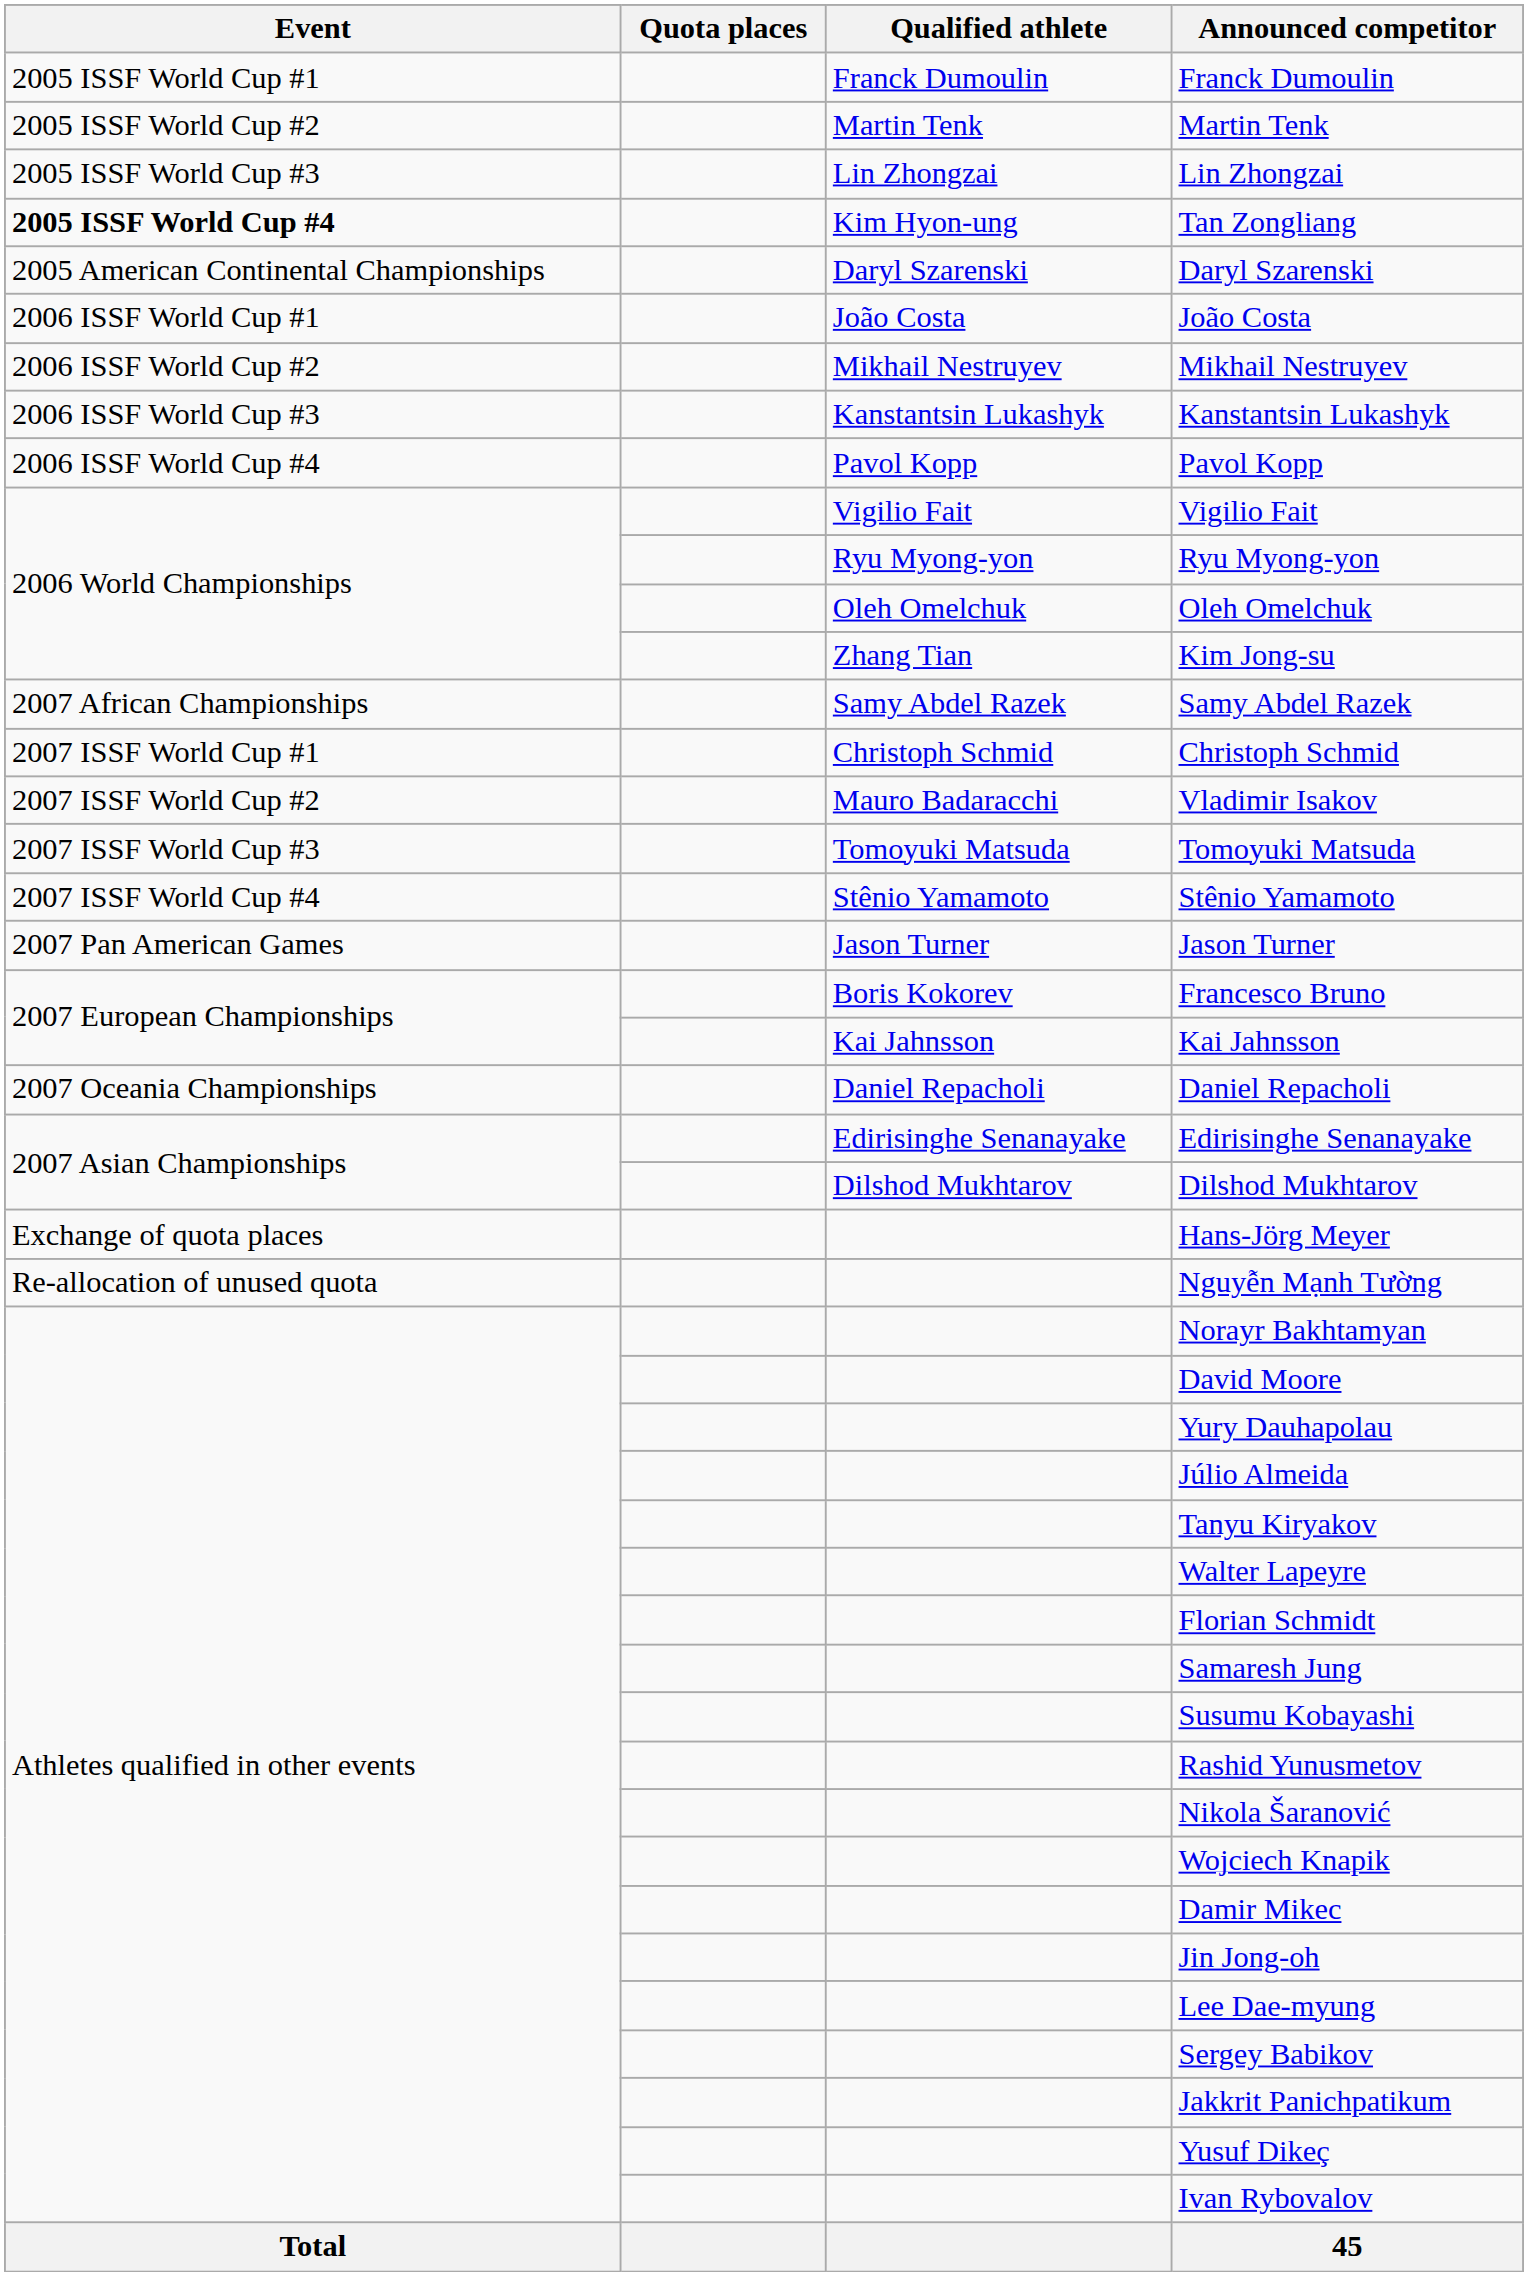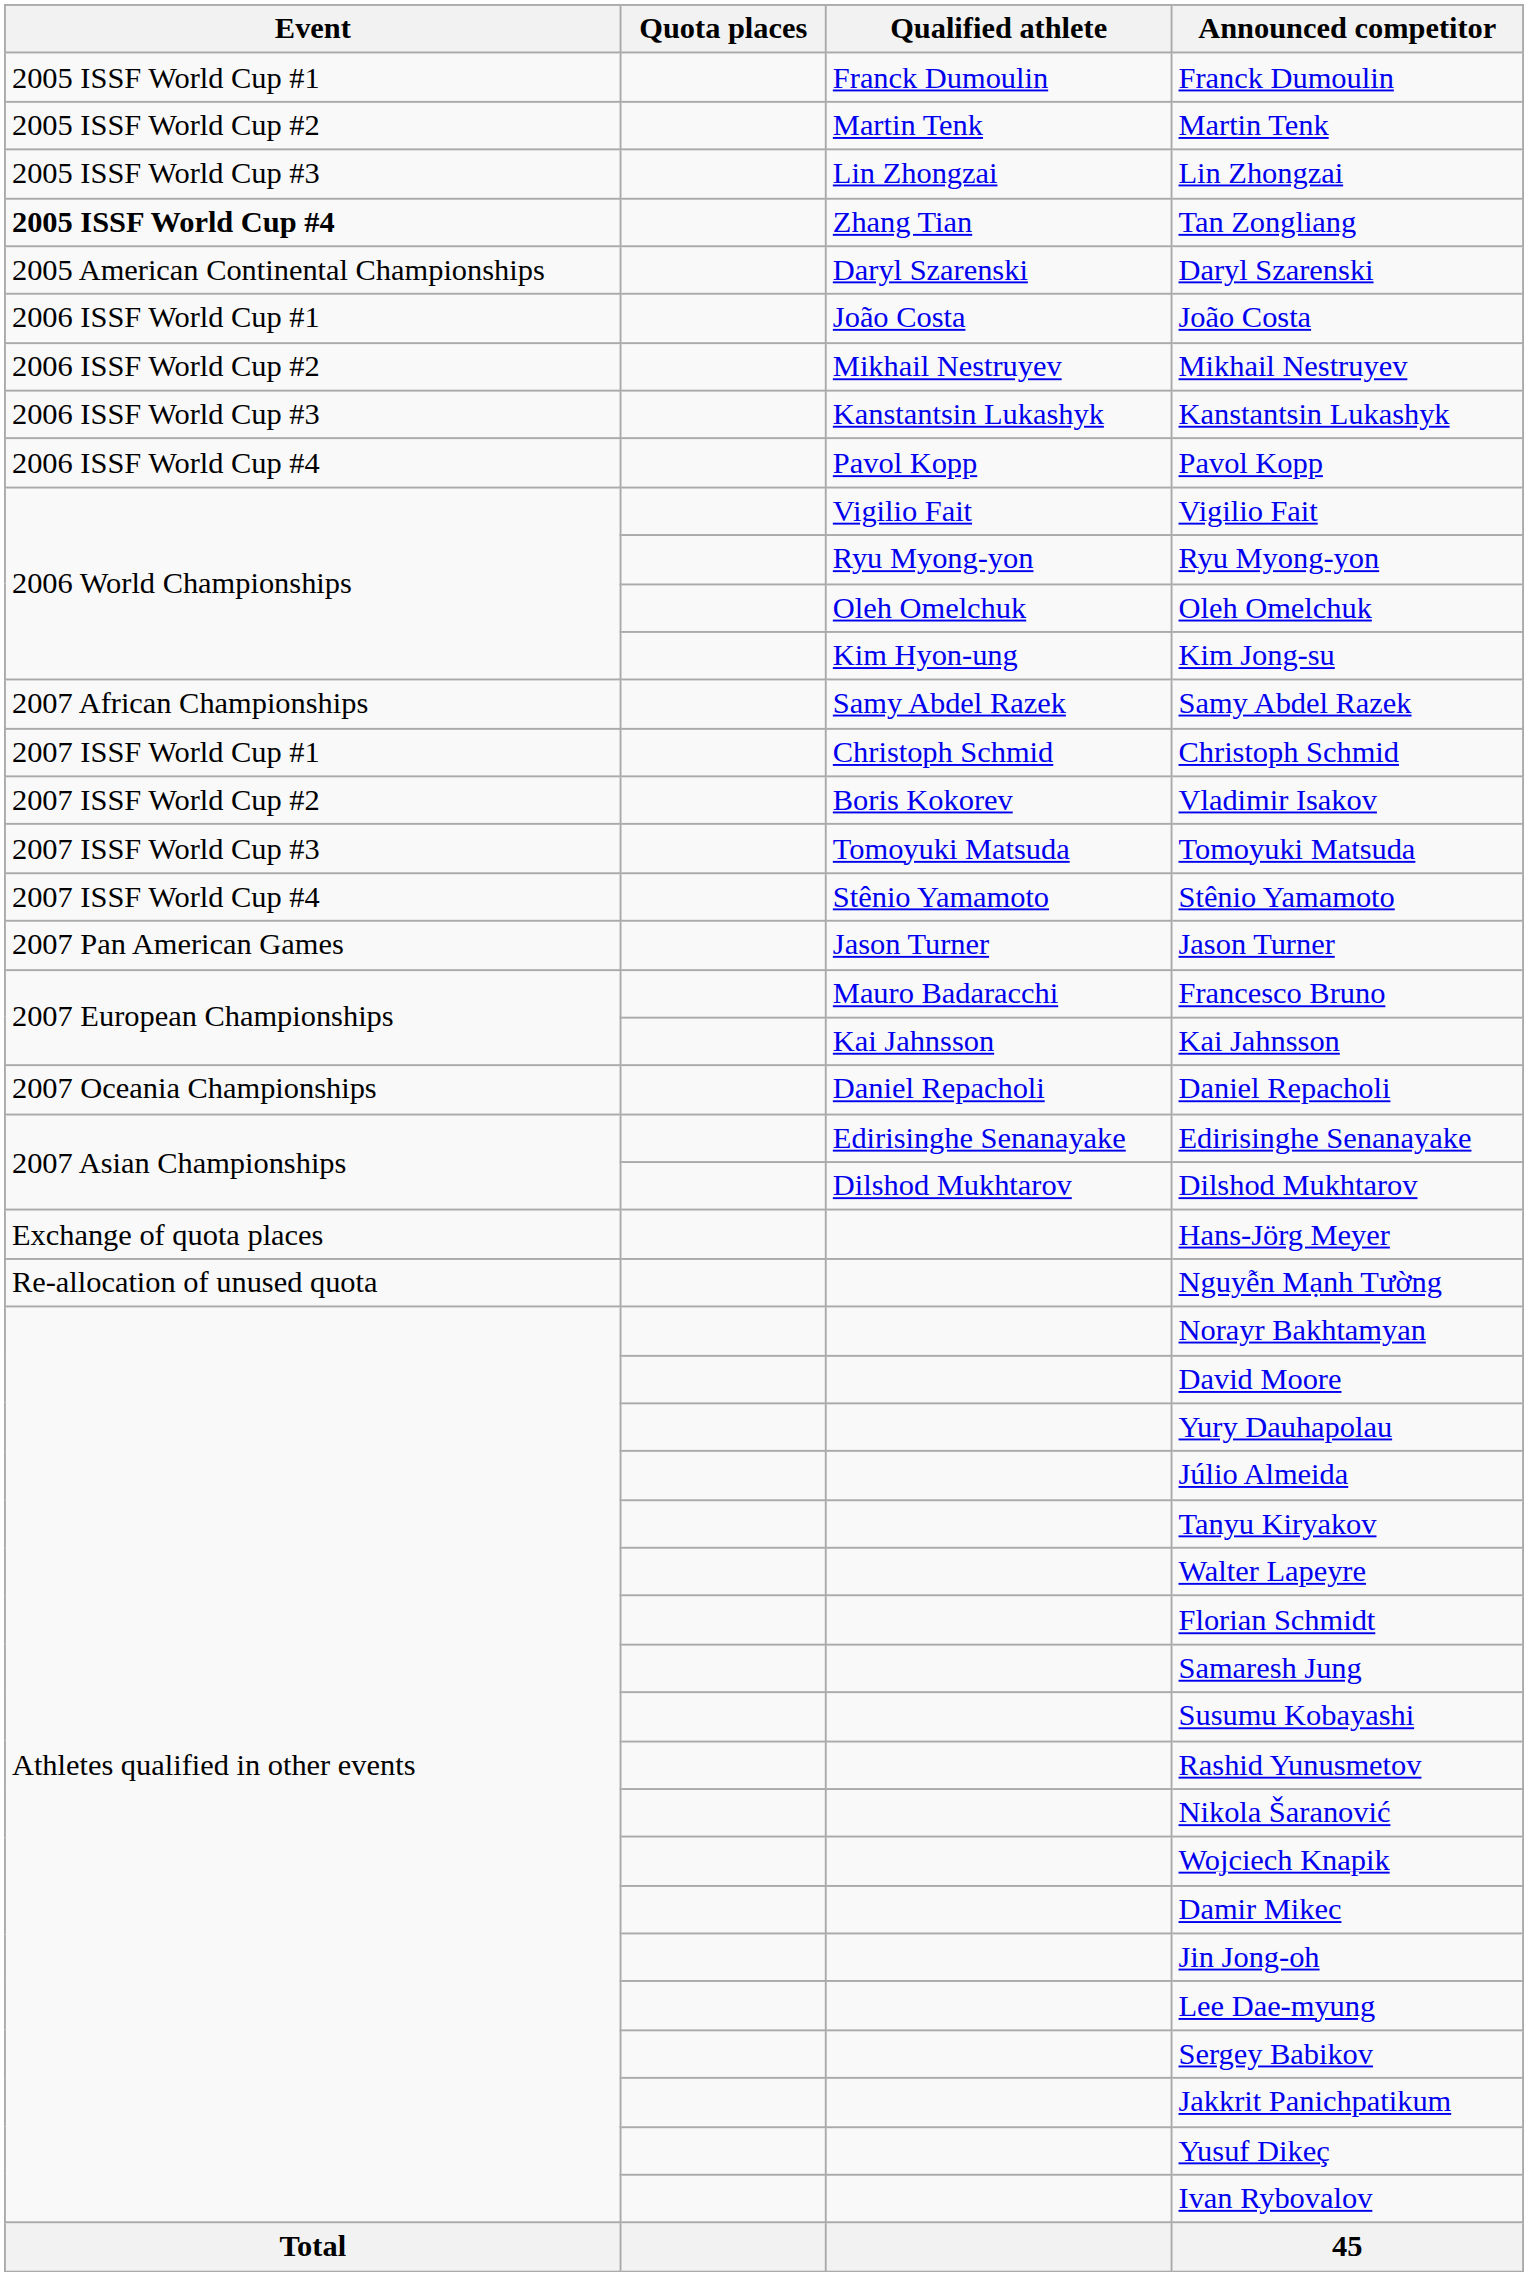(925, 221) Kim Hyon-ung -> (903, 221) Zhang Tian
(903, 655) Zhang Tian -> (925, 655) Kim Hyon-ung
(946, 800) Mauro Badaracchi -> (923, 800) Boris Kokorev
(923, 992) Boris Kokorev -> (946, 992) Mauro Badaracchi
